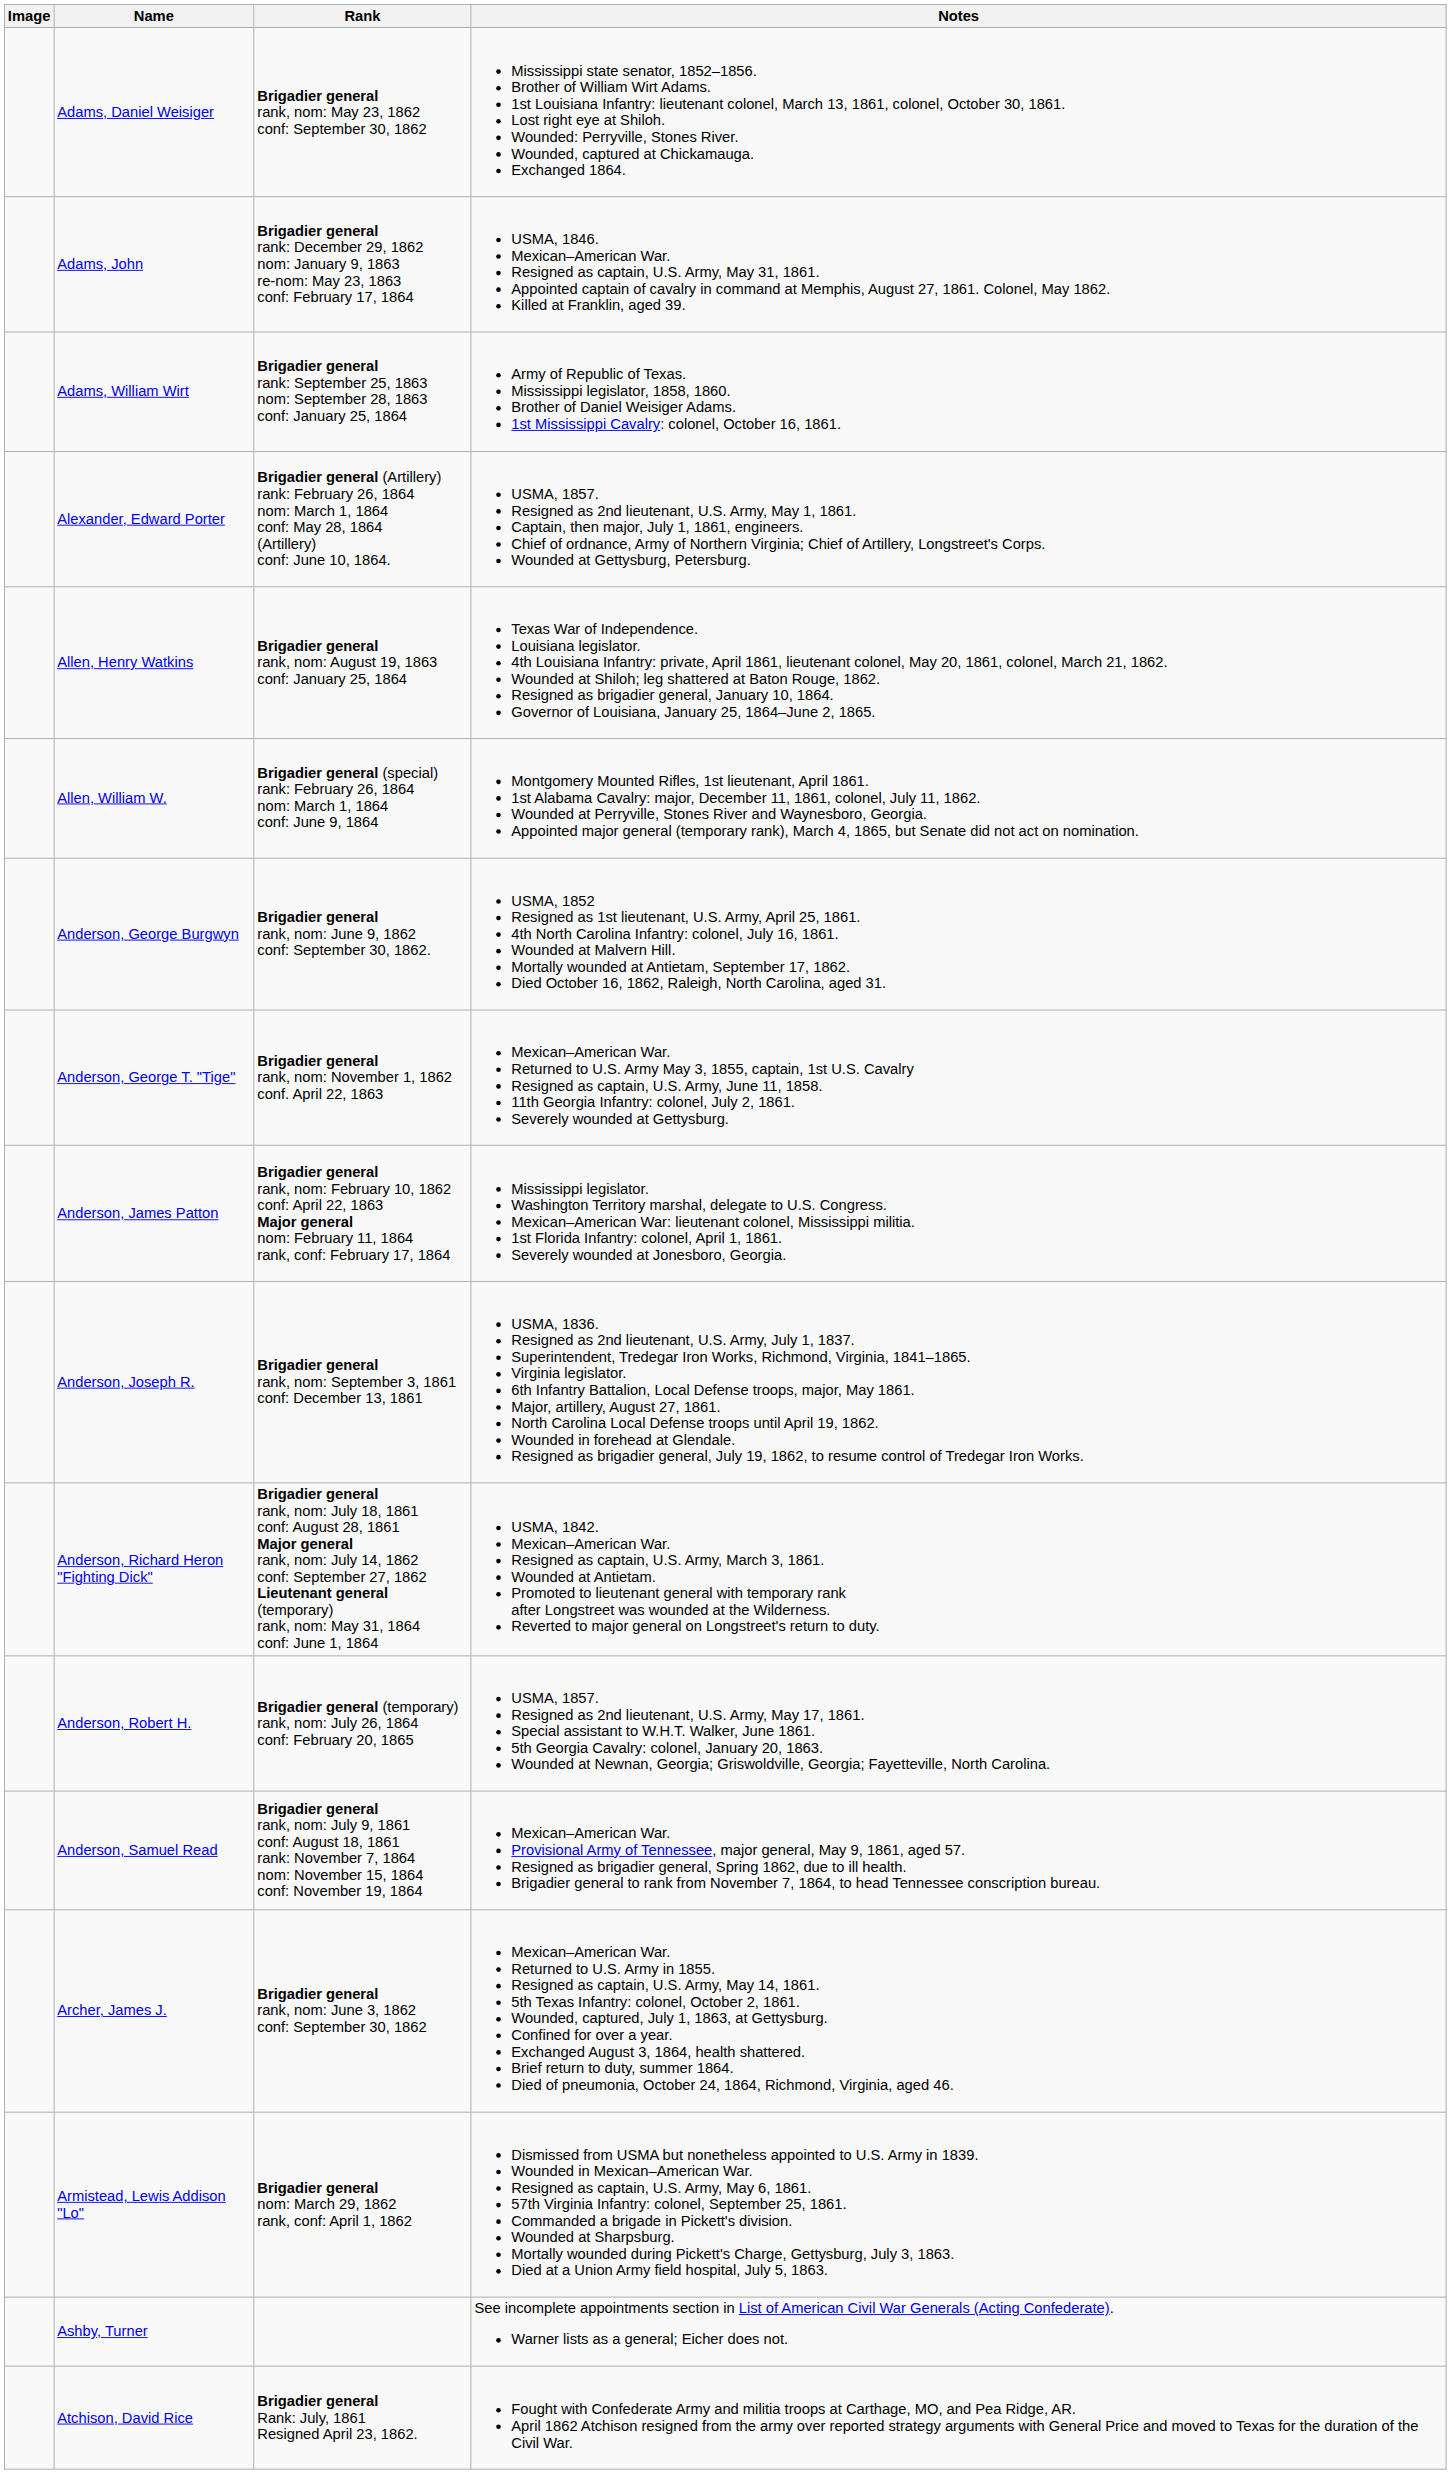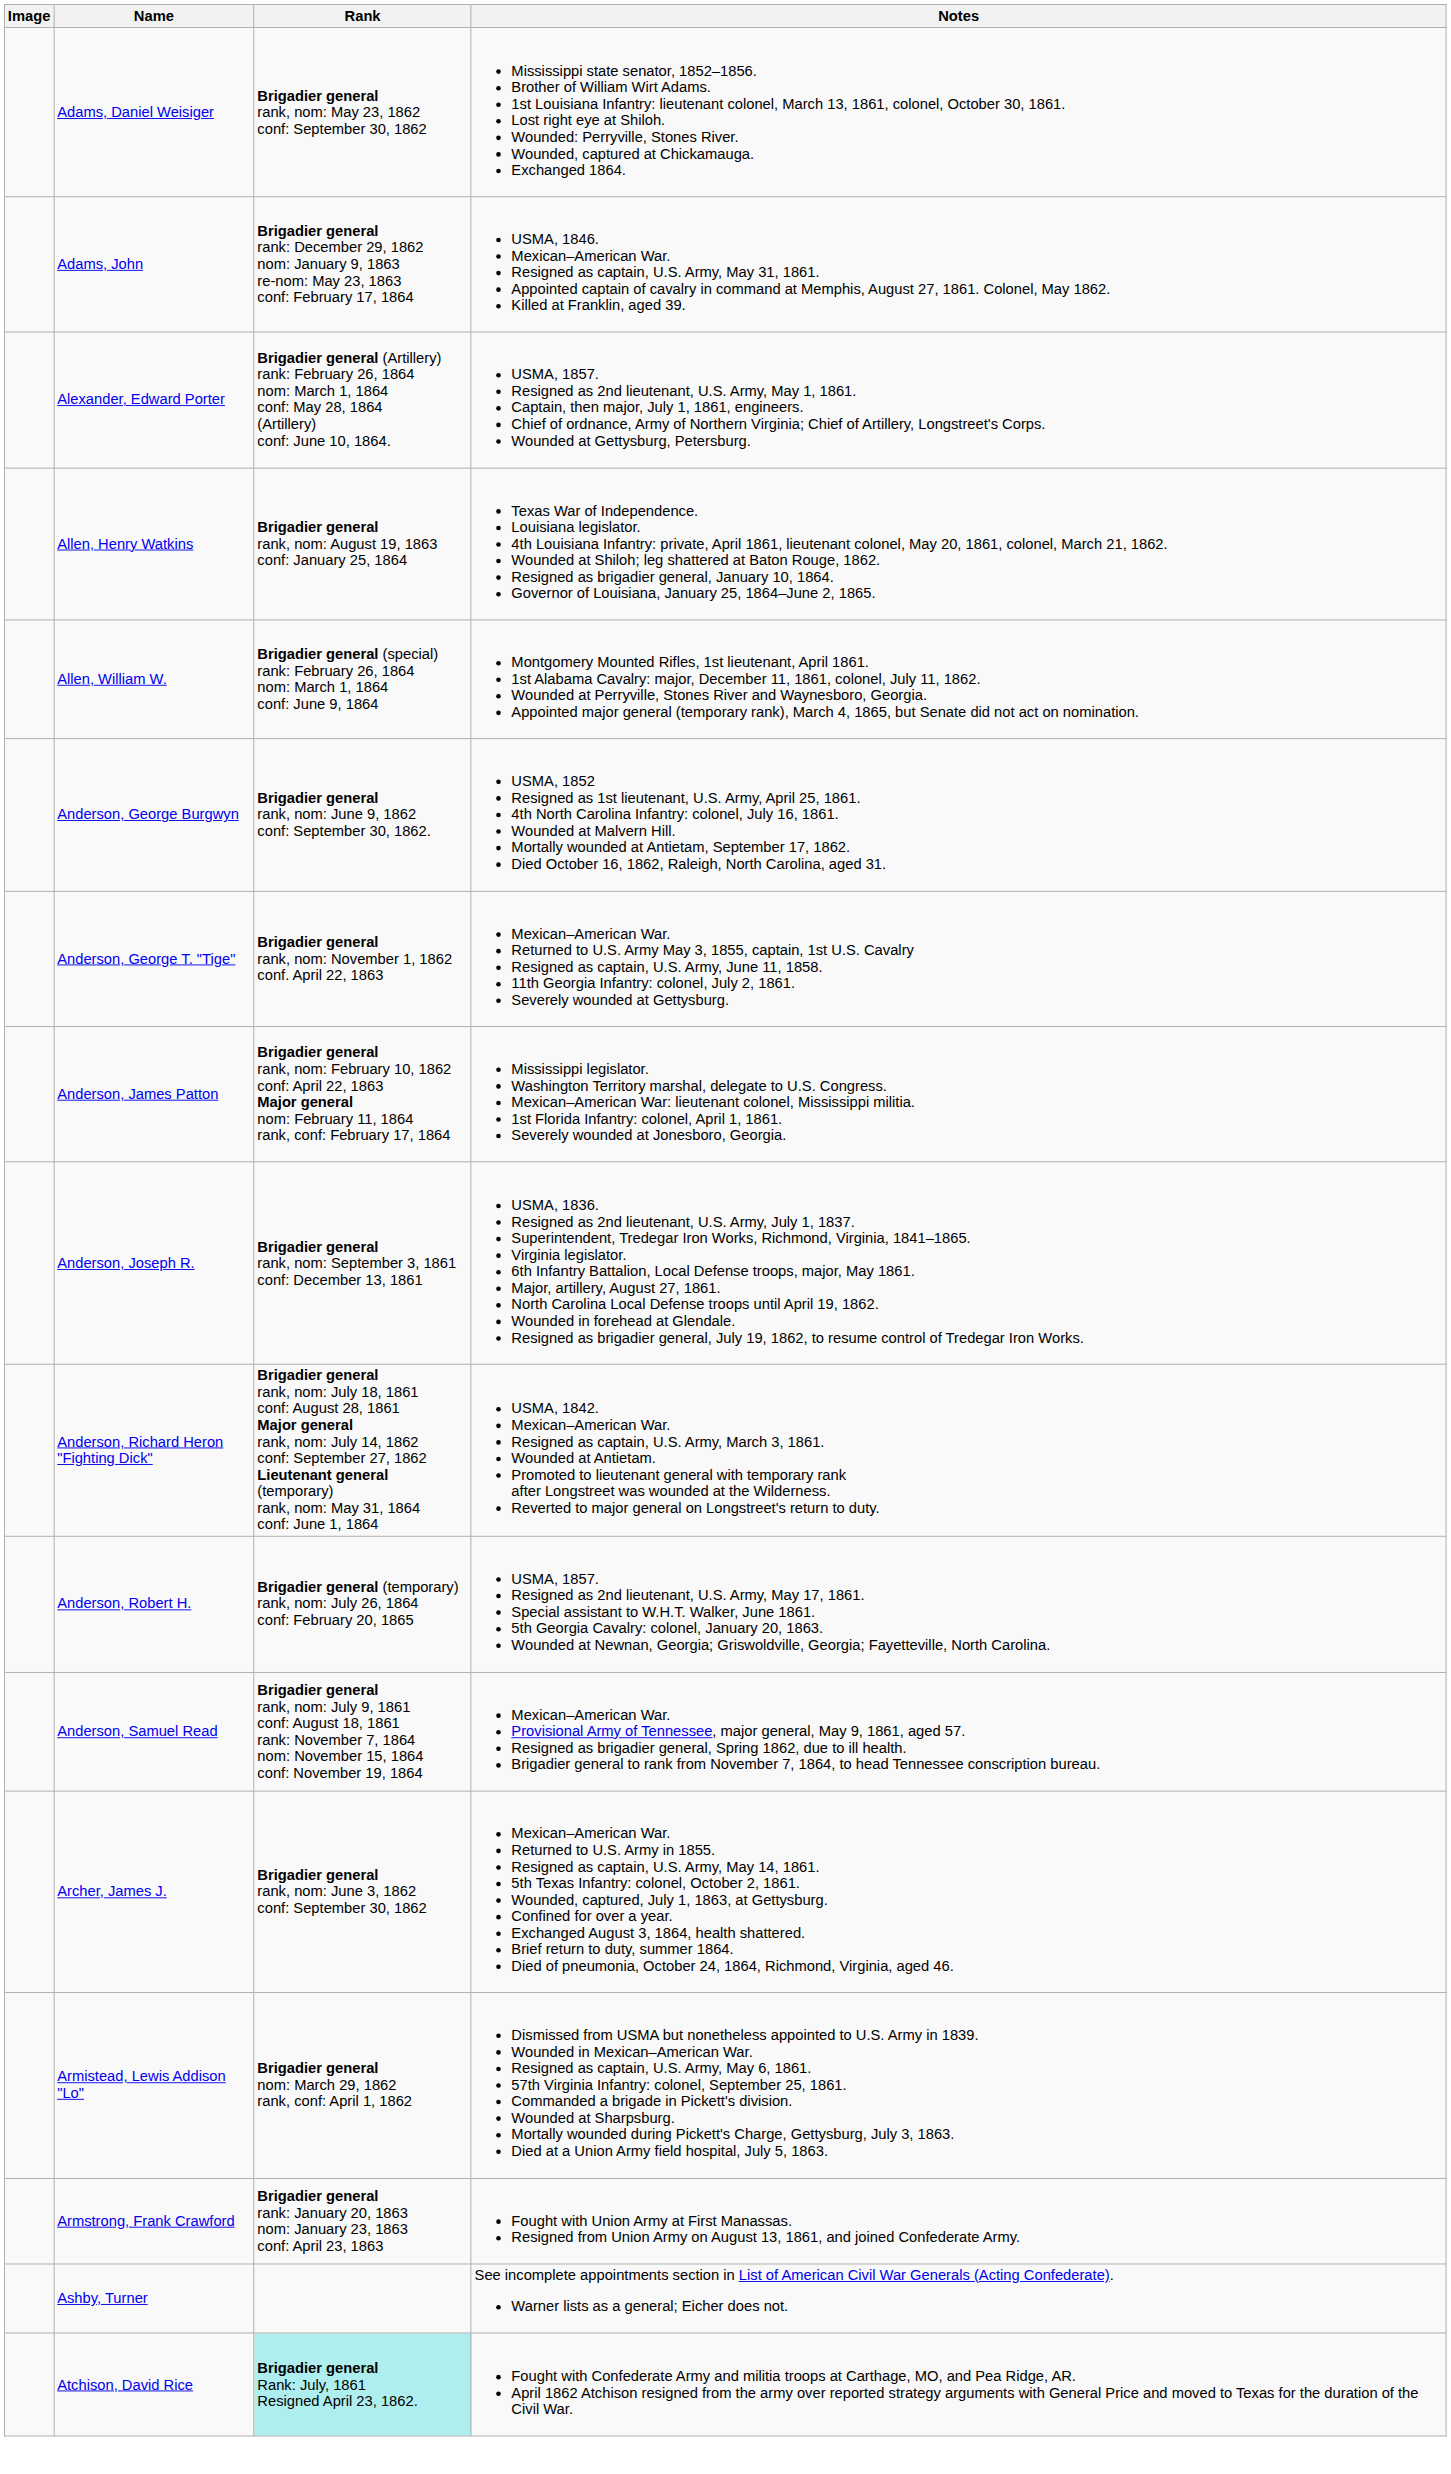- row: (123, 391)
+ row: (146, 2221)
(337, 2417) no background -> (338, 2384) paleturquoise background
